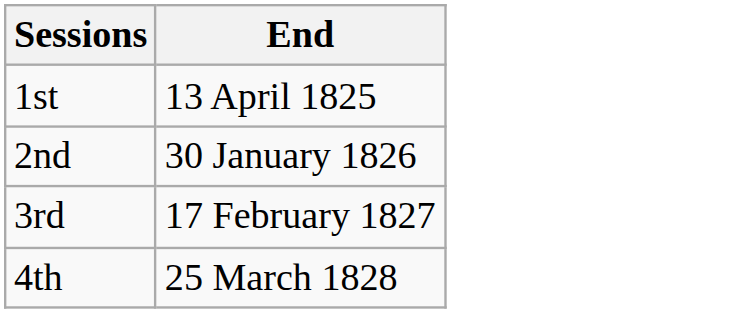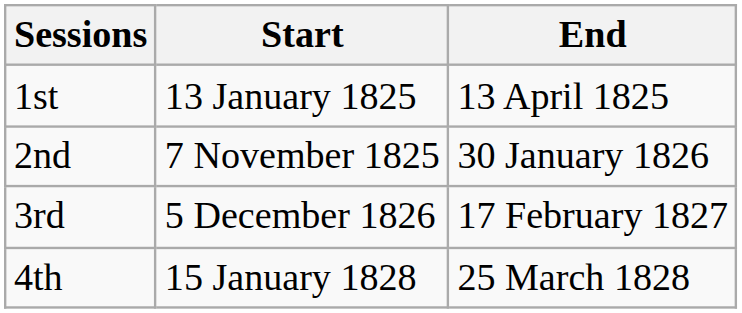+ column: (302, 34)
